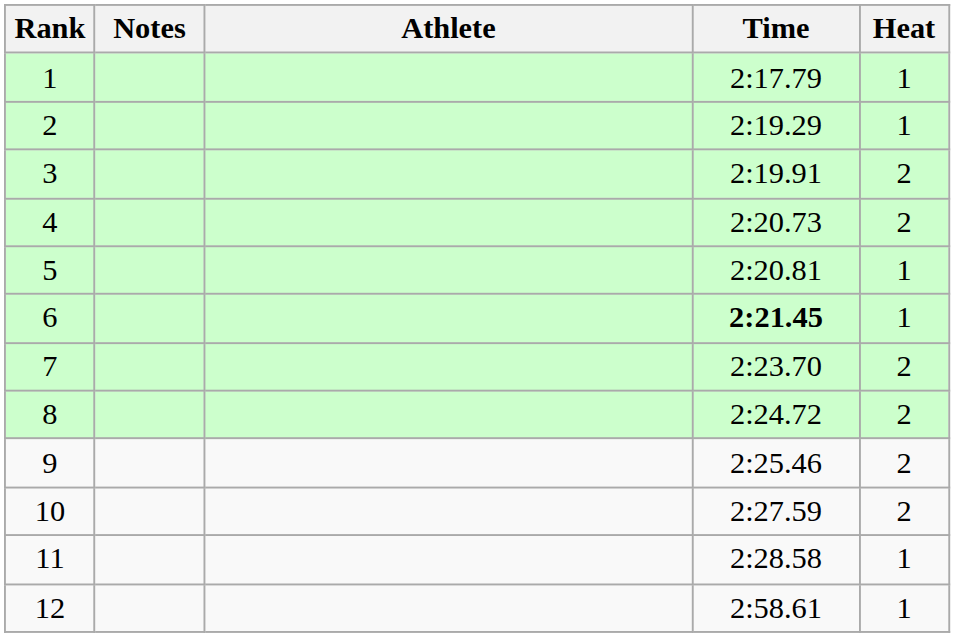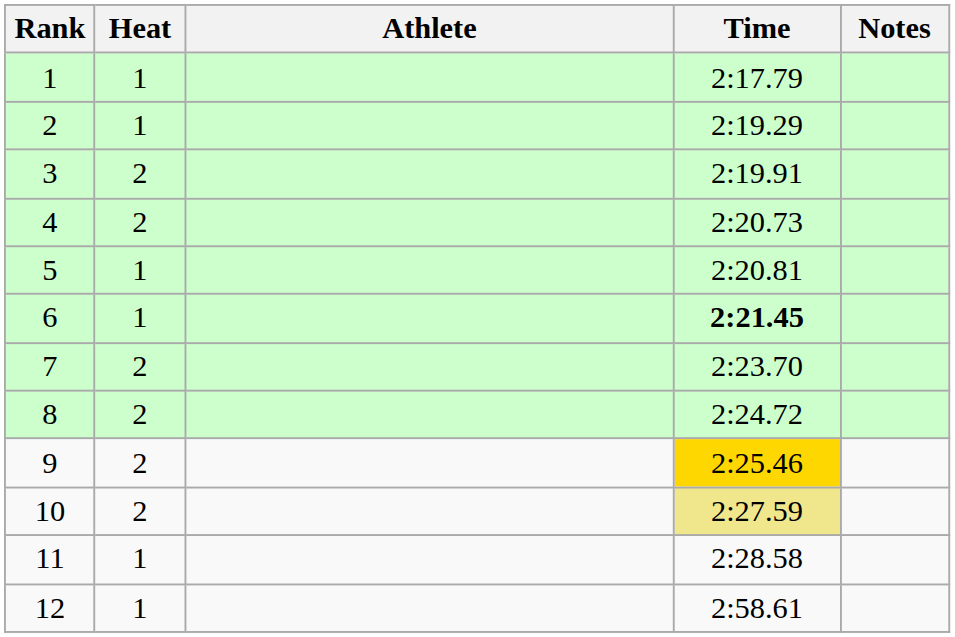columns swapped: (904, 28) <-> (149, 28)
(776, 462) no background -> (757, 462) gold background
(776, 510) no background -> (757, 510) khaki background
